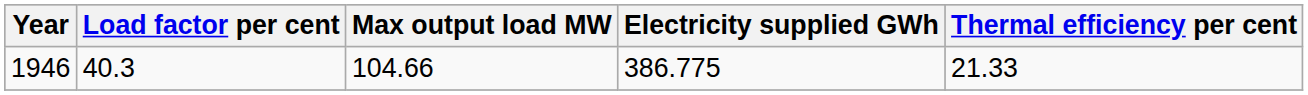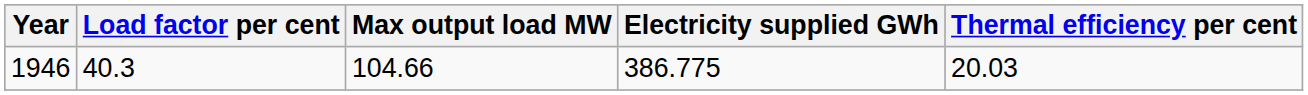(985, 68) 21.33 -> (985, 68) 20.03
